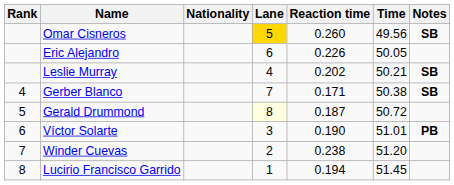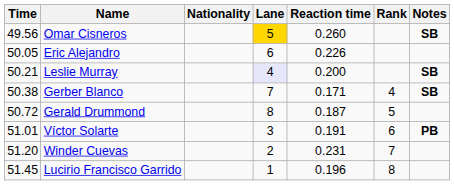columns swapped: (22, 14) <-> (391, 14)
(269, 72) no background -> (270, 72) lavender background
(330, 72) 0.202 -> (331, 72) 0.200
(269, 111) lightyellow background -> (270, 111) no background
(330, 131) 0.190 -> (331, 131) 0.191
(330, 151) 0.238 -> (331, 151) 0.231
(330, 170) 0.194 -> (331, 170) 0.196
